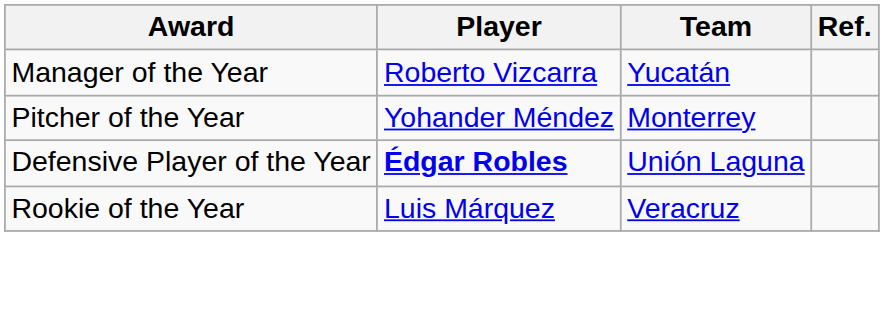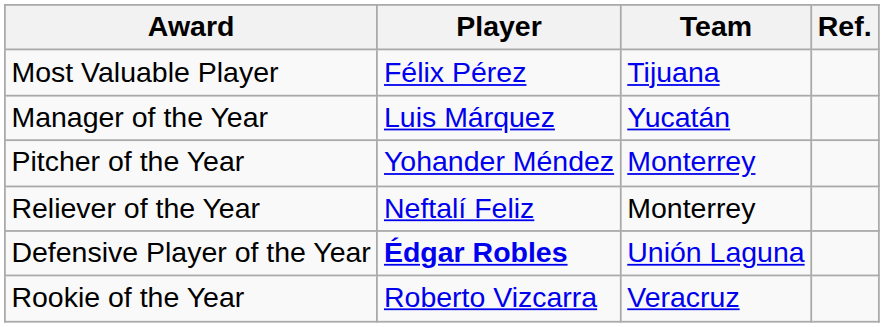+ row: (145, 72)
(491, 72) Roberto Vizcarra -> (469, 117) Luis Márquez
+ row: (136, 207)
(469, 207) Luis Márquez -> (491, 298) Roberto Vizcarra
